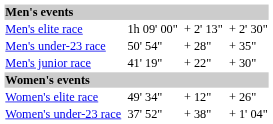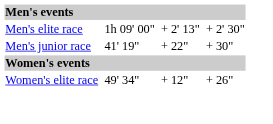- row: (56, 46)
- row: (63, 113)
